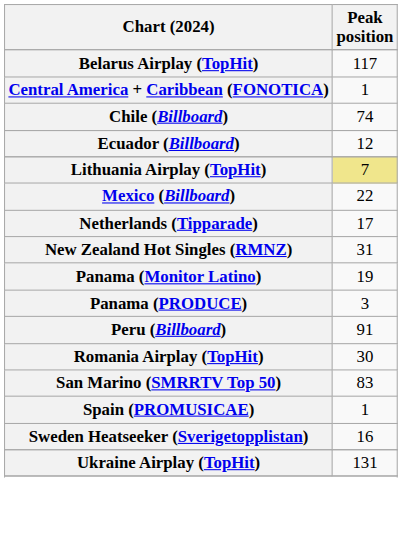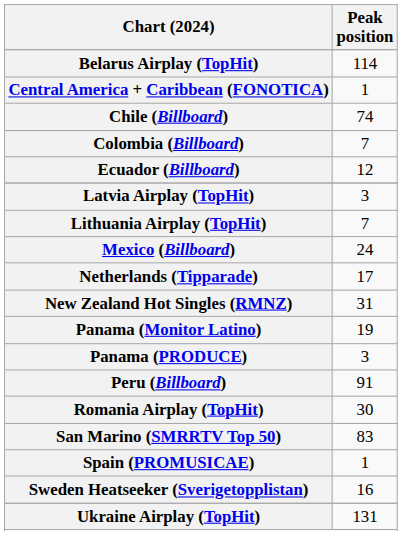(365, 63) 117 -> (365, 63) 114
+ row: (169, 143)
+ row: (169, 196)
(365, 169) khaki background -> (365, 223) no background
(365, 196) 22 -> (365, 249) 24
